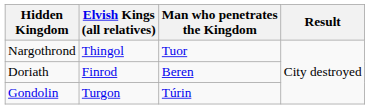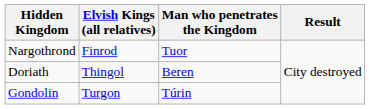(103, 51) Thingol -> (100, 51) Finrod
(100, 72) Finrod -> (103, 72) Thingol
